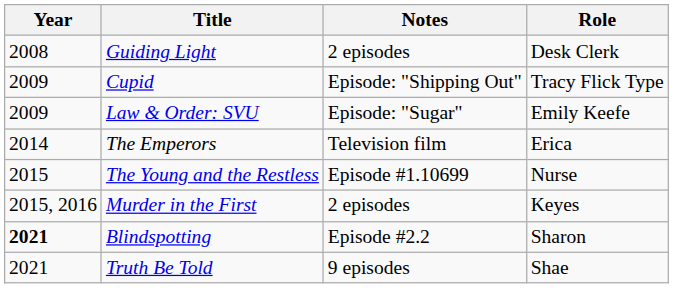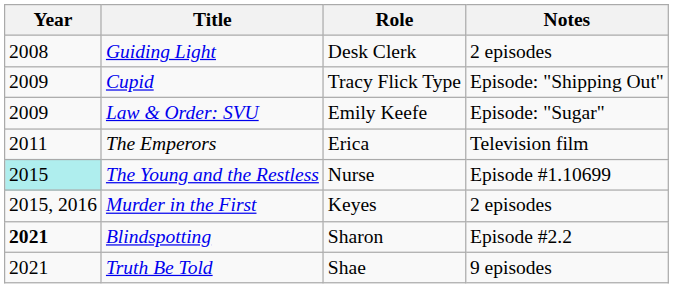columns swapped: (597, 19) <-> (425, 19)
(29, 143) 2014 -> (28, 143) 2011
(29, 174) no background -> (29, 174) paleturquoise background
